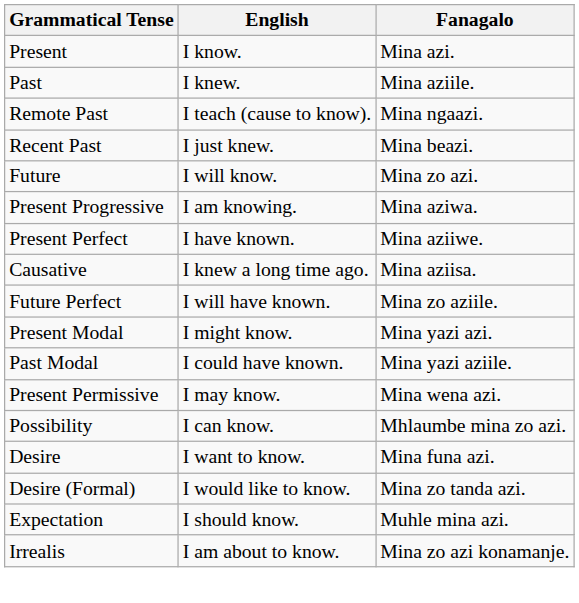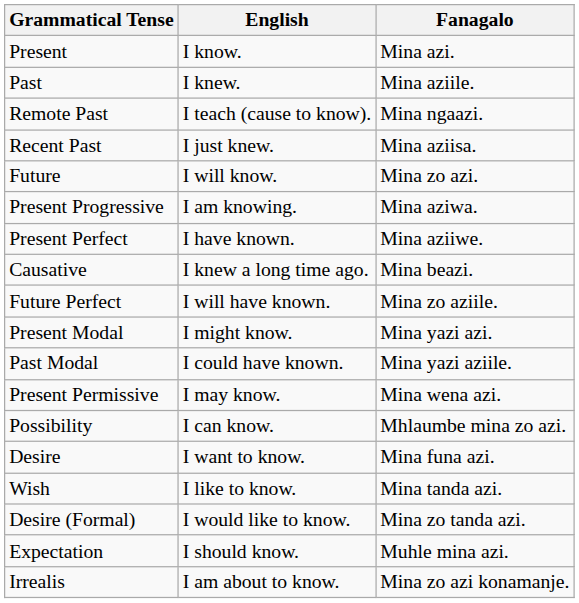(427, 144) Mina beazi. -> (428, 144) Mina aziisa.
(428, 269) Mina aziisa. -> (427, 269) Mina beazi.
+ row: (30, 488)
